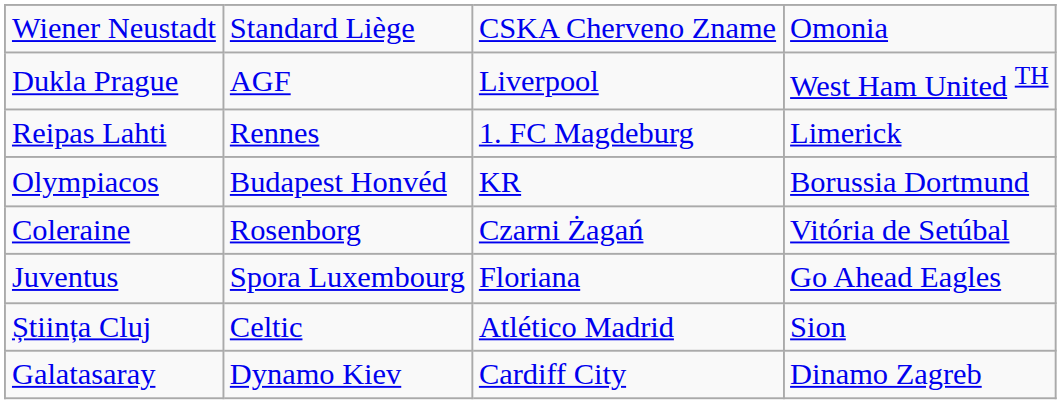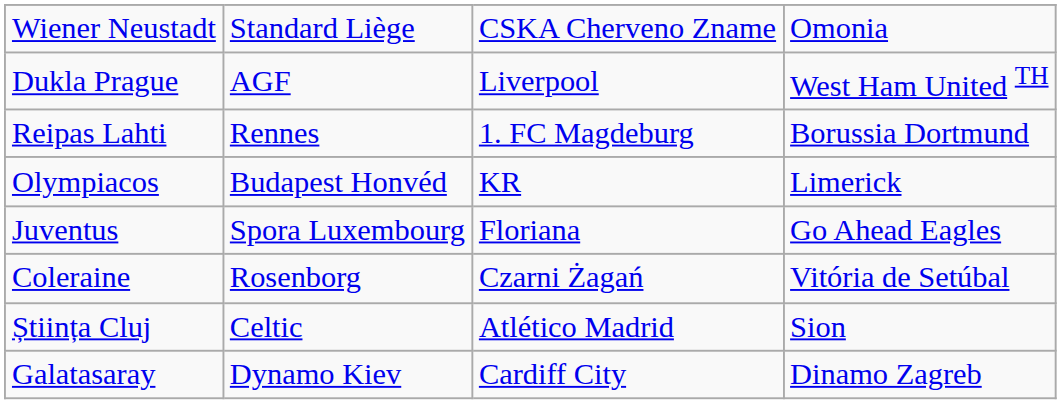(846, 133) Limerick -> (910, 133) Borussia Dortmund
(910, 181) Borussia Dortmund -> (846, 181) Limerick
rows swapped: (65, 277) <-> (71, 229)
